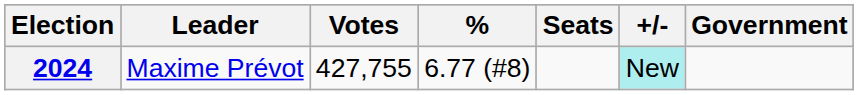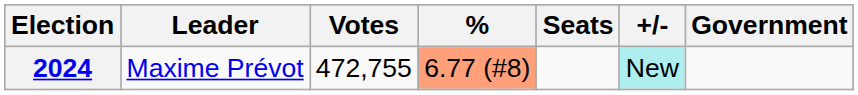(364, 67) 427,755 -> (364, 67) 472,755
(477, 67) no background -> (477, 67) lightsalmon background
